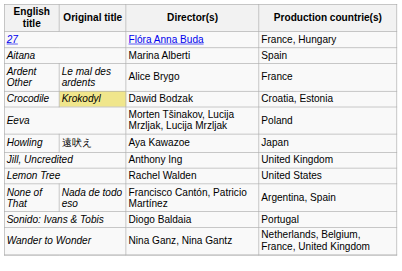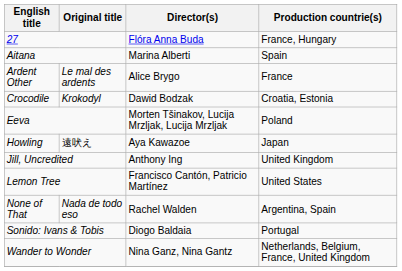(81, 99) khaki background -> (81, 99) no background
(163, 176) Rachel Walden -> (188, 181) Francisco Cantón, Patricio Martínez
(188, 197) Francisco Cantón, Patricio Martínez -> (163, 209) Rachel Walden
